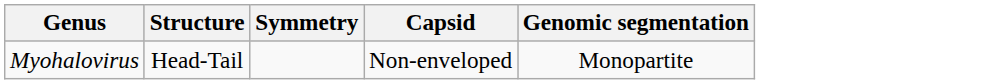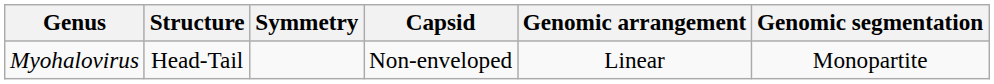+ column: (635, 22)
